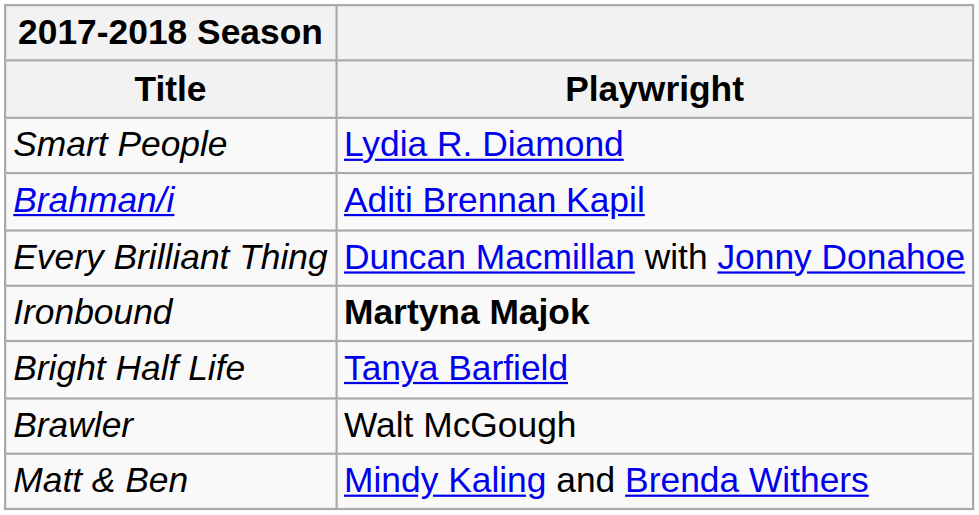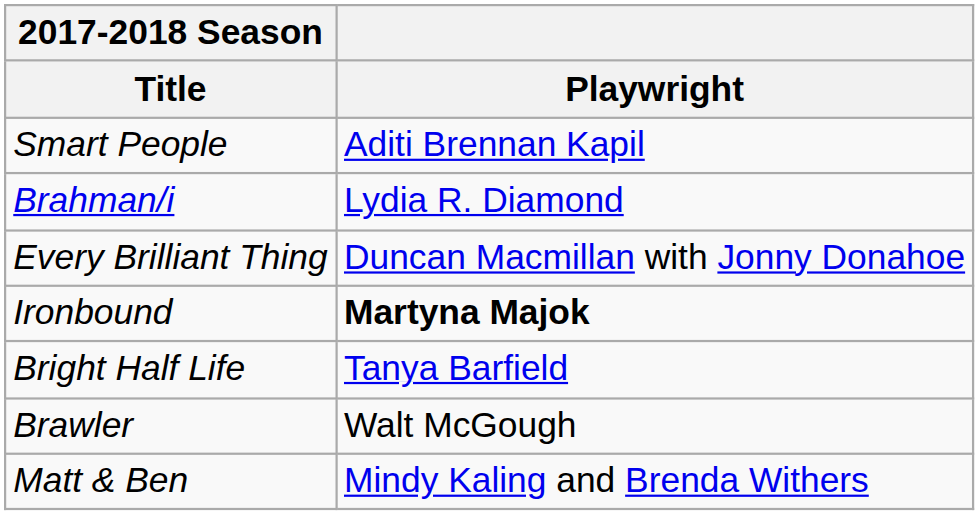(484, 144) Lydia R. Diamond -> (494, 144) Aditi Brennan Kapil
(494, 200) Aditi Brennan Kapil -> (484, 200) Lydia R. Diamond
